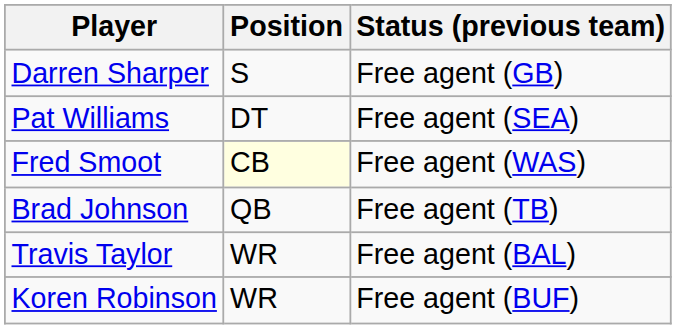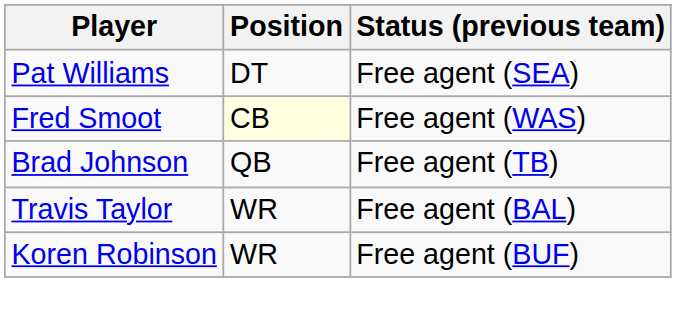- row: (110, 72)
